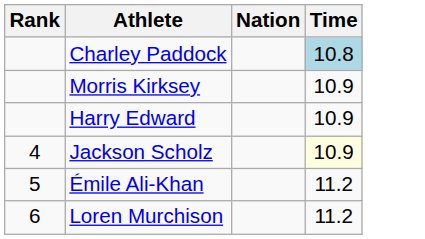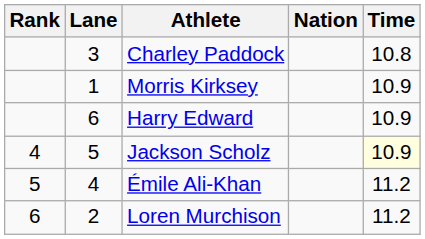+ column: (93, 20)
(334, 53) lightblue background -> (391, 53) no background
